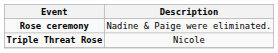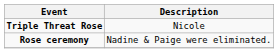rows swapped: (54, 40) <-> (54, 26)
